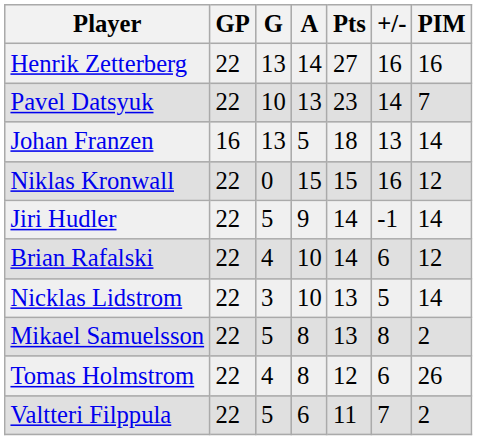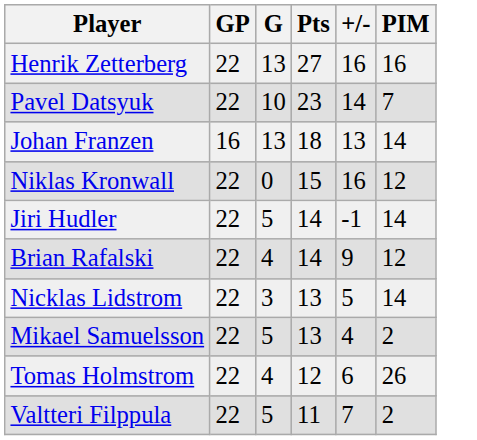- column: (309, 24)
(383, 258) 6 -> (347, 258) 9
(383, 336) 8 -> (347, 336) 4
